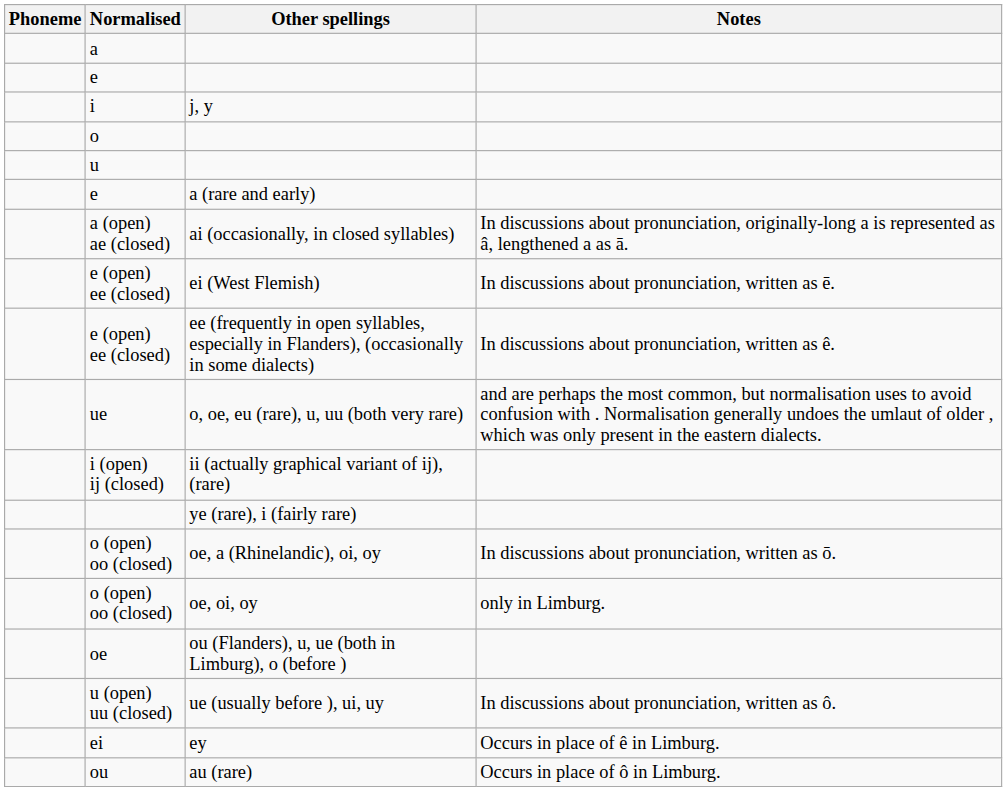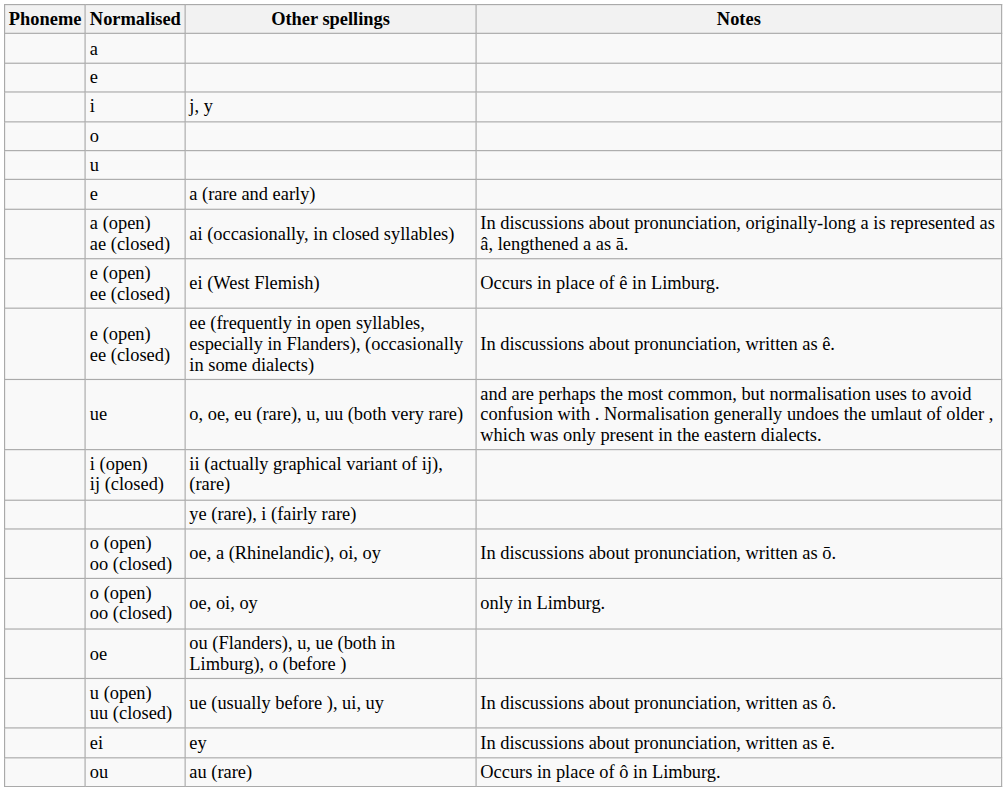(658, 283) In discussions about pronunciation, written as ē. -> (600, 283) Occurs in place of ê in Limburg.
(600, 742) Occurs in place of ê in Limburg. -> (658, 742) In discussions about pronunciation, written as ē.
